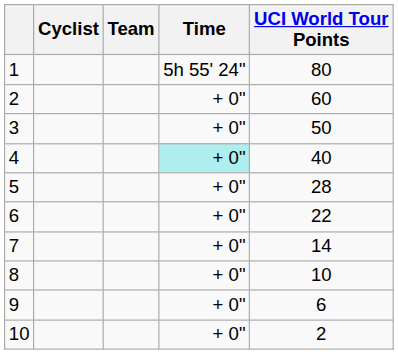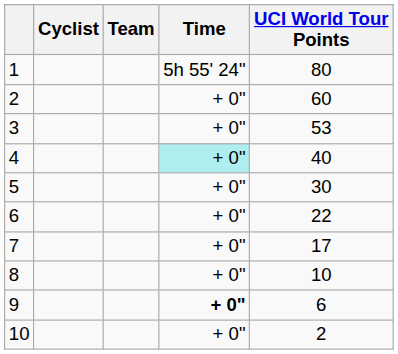(321, 128) 50 -> (321, 128) 53
(321, 187) 28 -> (321, 187) 30
(321, 246) 14 -> (321, 246) 17
(229, 305) normal -> (228, 305) bold
